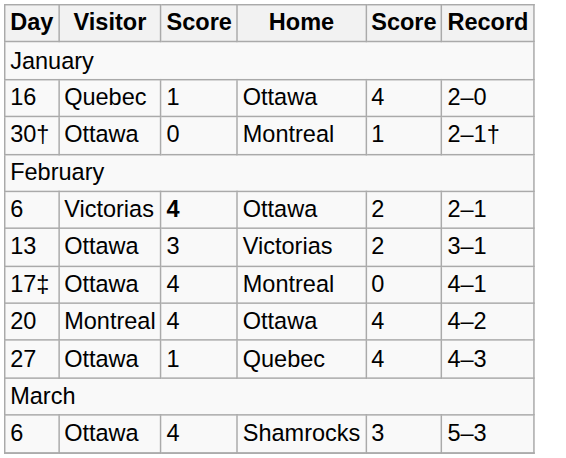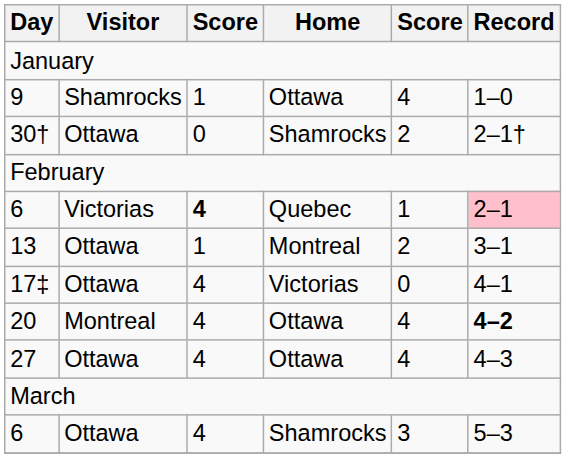+ row: (17, 97)
- row: (23, 97)
(288, 135) Montreal -> (328, 135) Shamrocks
(378, 135) 1 -> (404, 135) 2
(280, 209) Ottawa -> (310, 209) Quebec
(378, 209) 2 -> (404, 209) 1
(467, 209) no background -> (493, 209) pink background
(173, 246) 3 -> (199, 246) 1
(288, 246) Victorias -> (315, 246) Montreal
(288, 284) Montreal -> (314, 284) Victorias
(467, 321) normal -> (493, 321) bold
(173, 358) 1 -> (199, 358) 4
(284, 358) Quebec -> (306, 358) Ottawa
